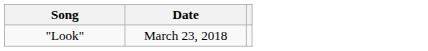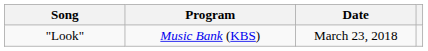+ column: (210, 14)
